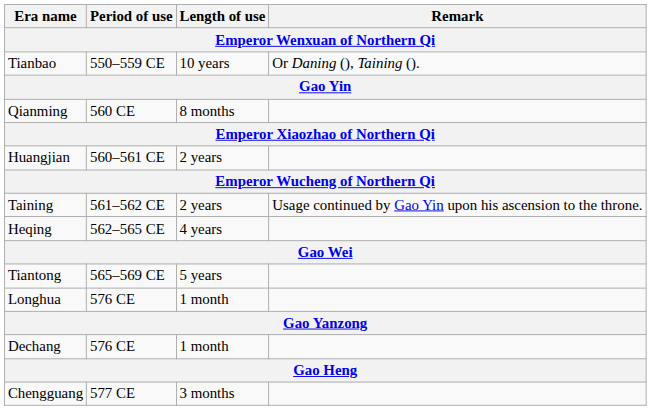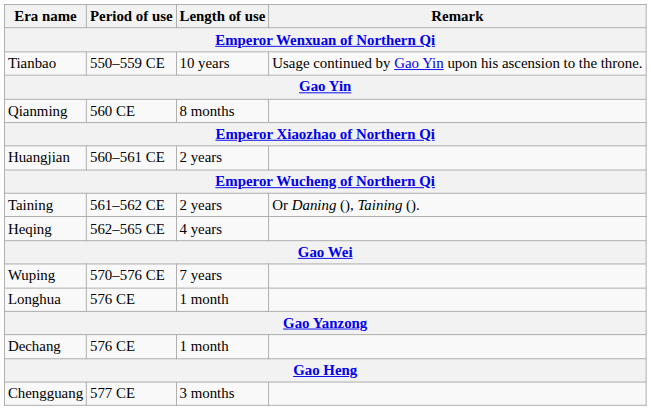(346, 63) Or Daning (), Taining (). -> (457, 63) Usage continued by Gao Yin upon his ascension to the throne.
(457, 205) Usage continued by Gao Yin upon his ascension to the throne. -> (346, 205) Or Daning (), Taining ().
- row: (34, 275)
+ row: (32, 275)
